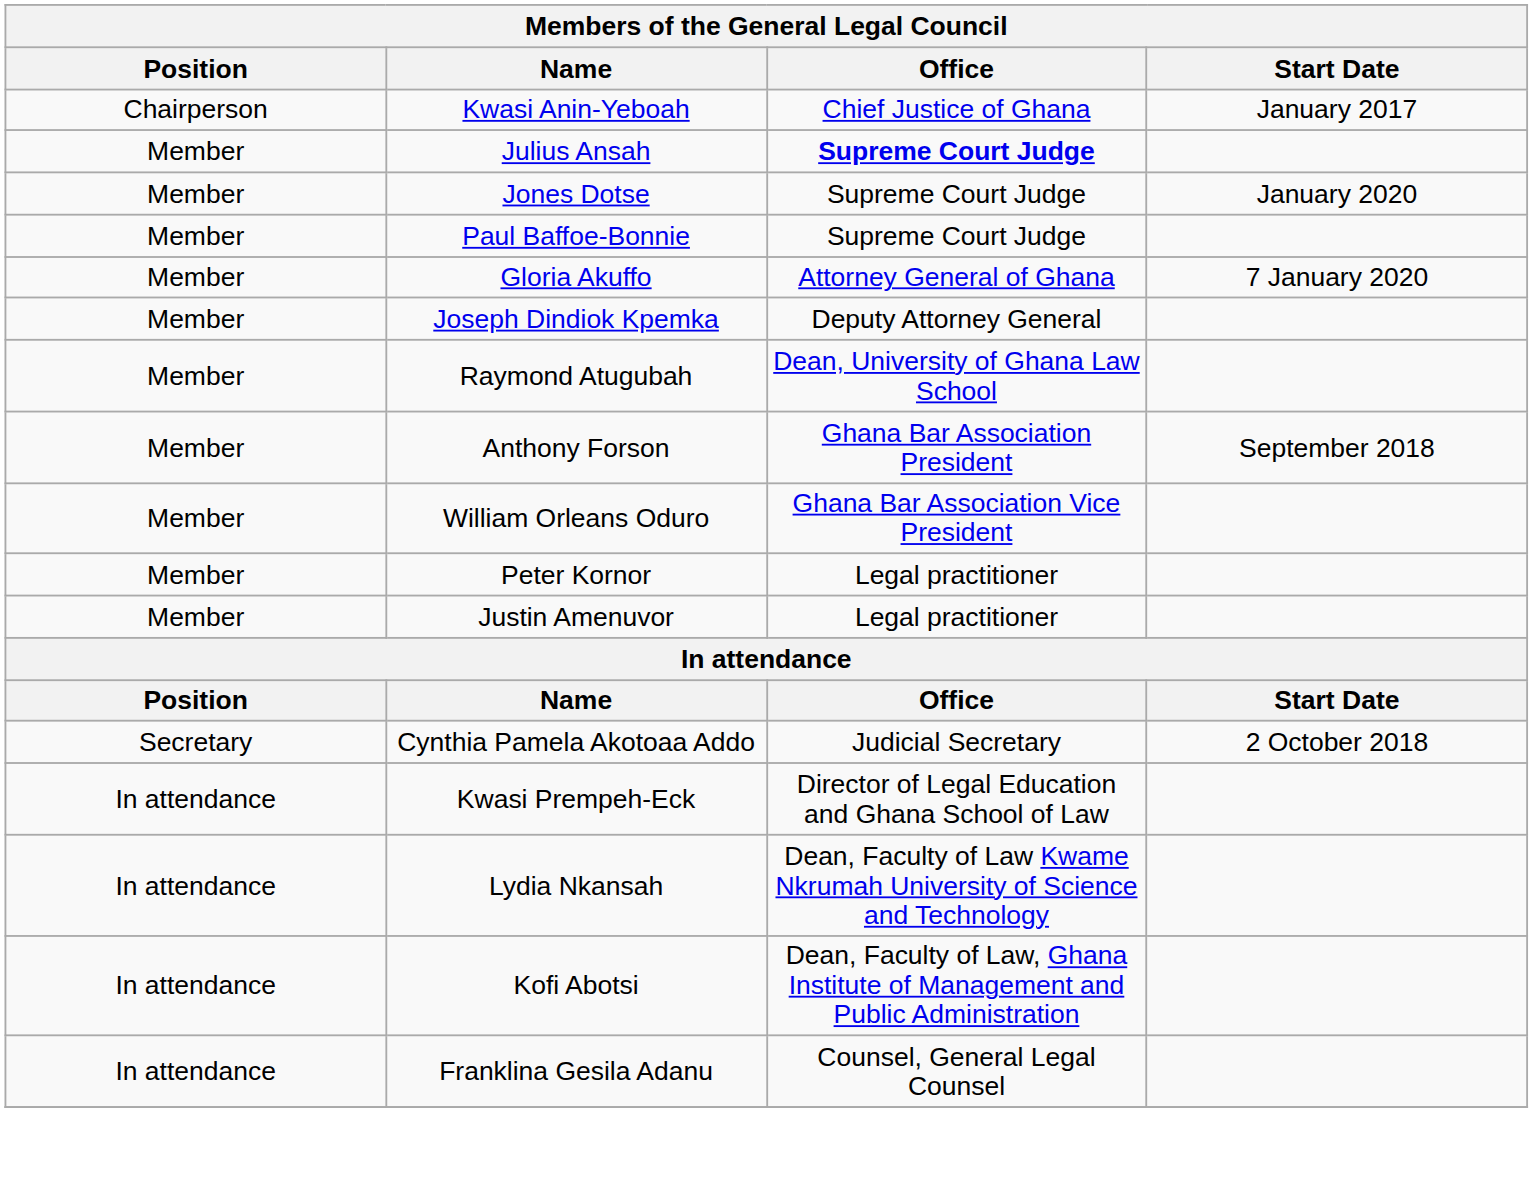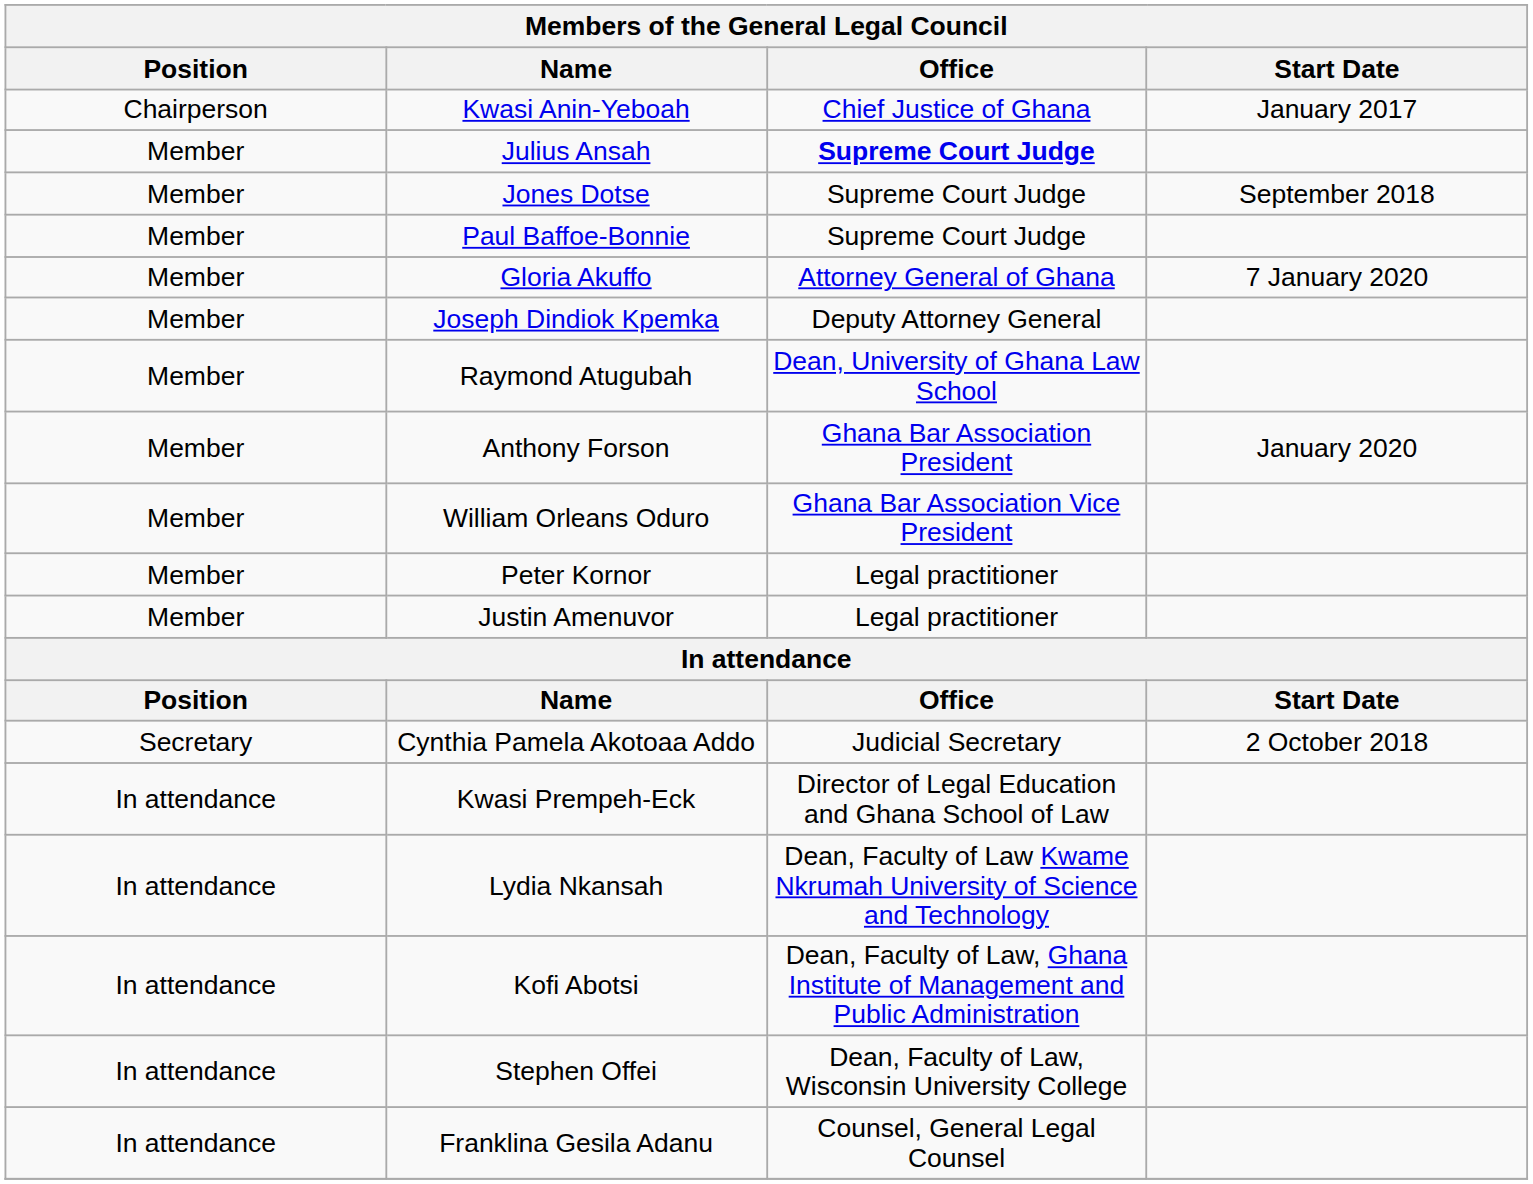(1337, 194) January 2020 -> (1337, 194) September 2018
(1337, 447) September 2018 -> (1337, 447) January 2020
+ row: (576, 1072)
